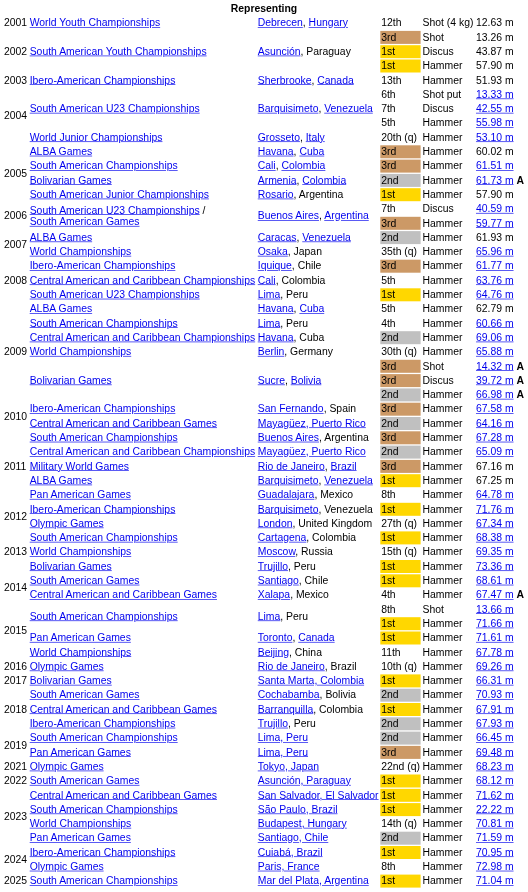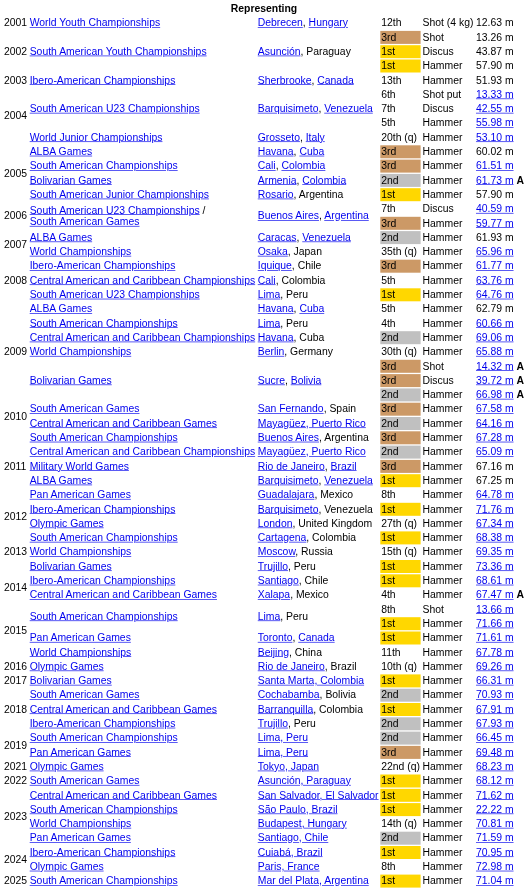(103, 409) Ibero-American Championships -> (85, 409) South American Games
(85, 580) South American Games -> (103, 580) Ibero-American Championships
